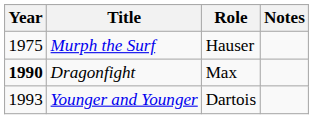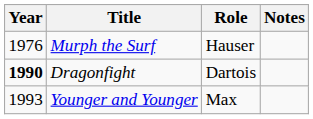(26, 45) 1975 -> (26, 45) 1976
(221, 72) Max -> (231, 72) Dartois
(231, 99) Dartois -> (221, 99) Max
